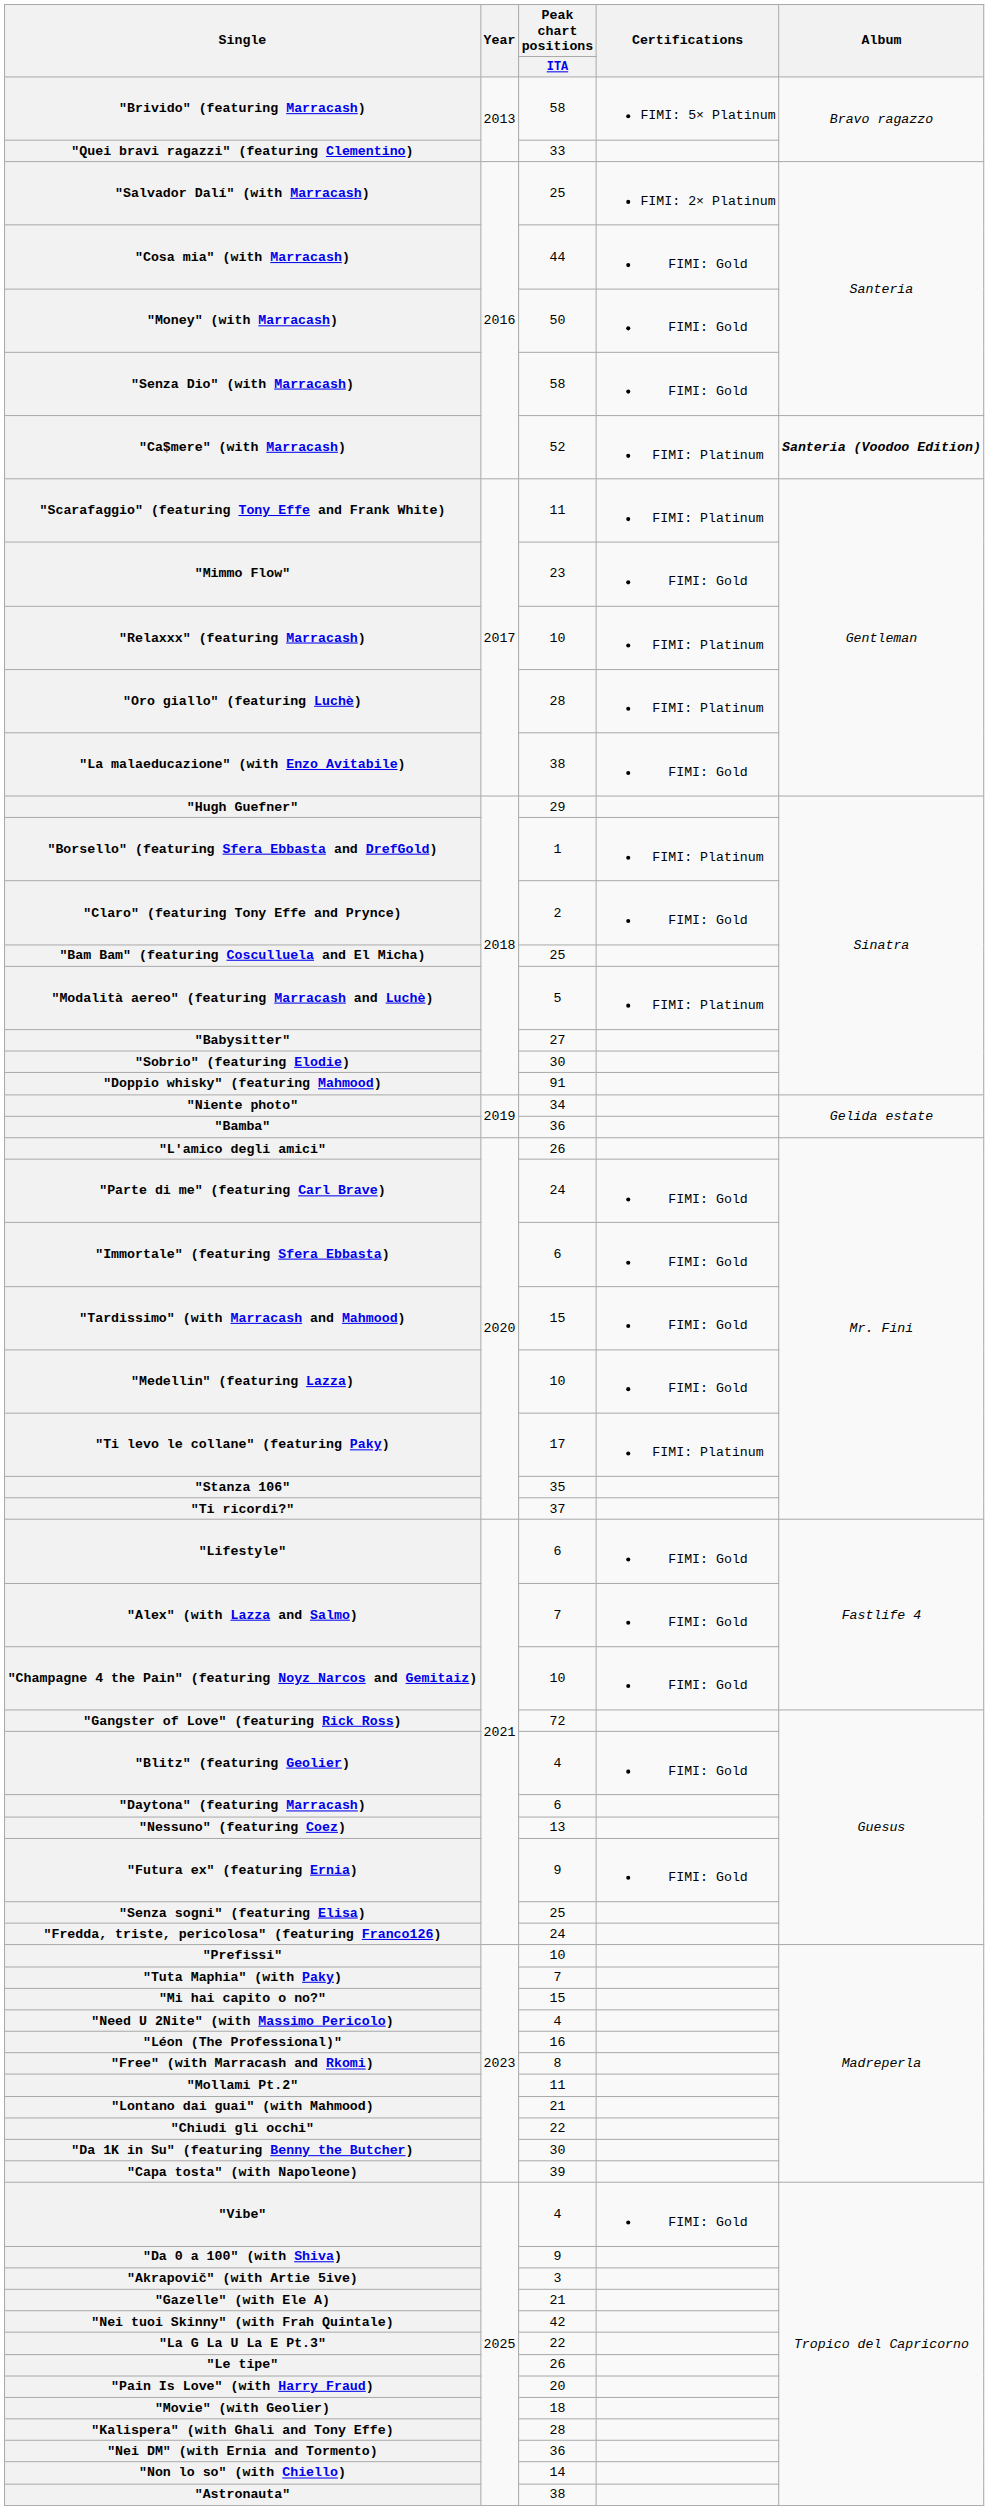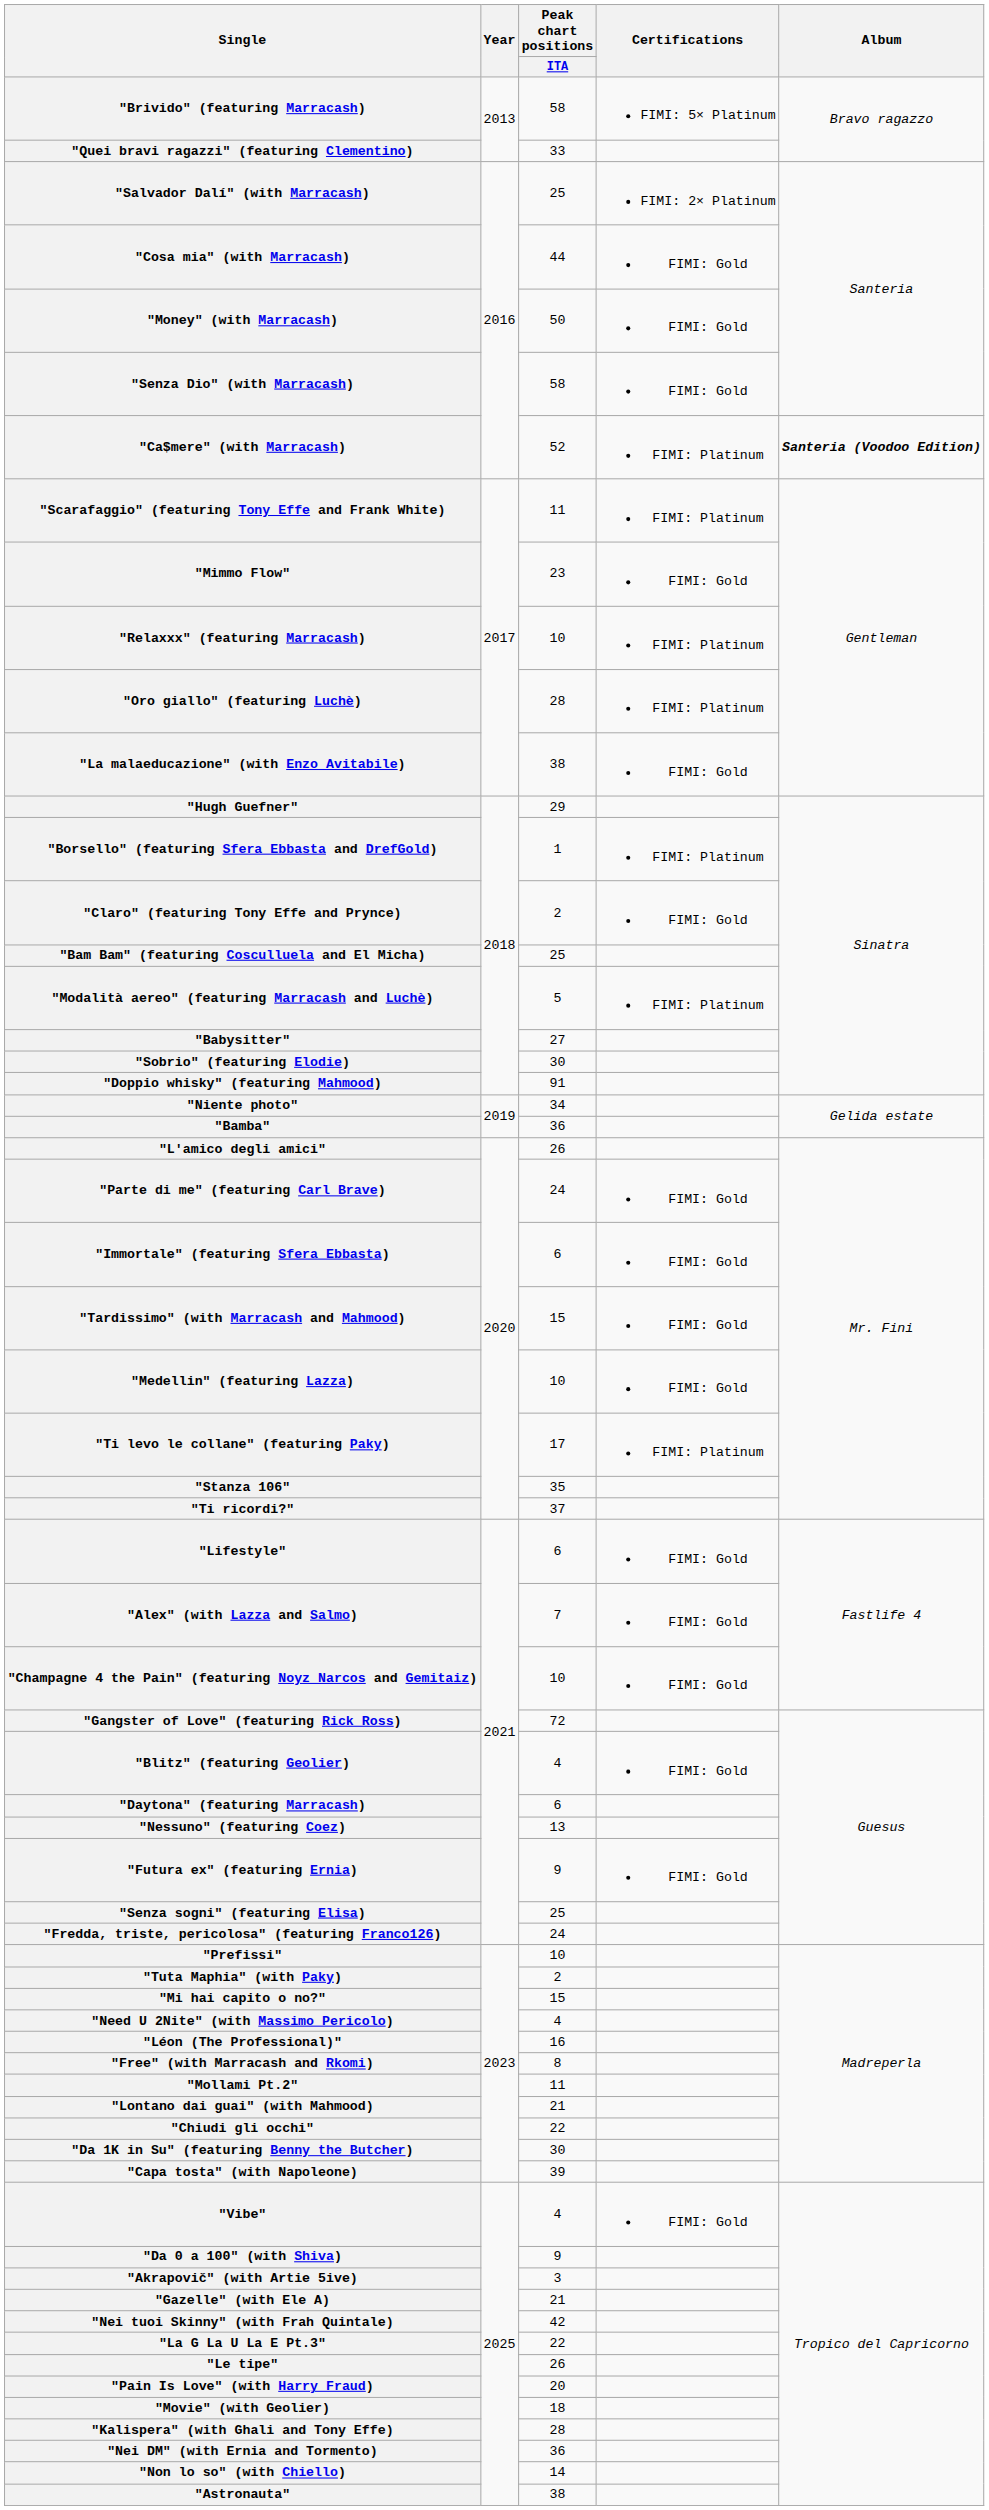(557, 1977) 7 -> (557, 1977) 2
